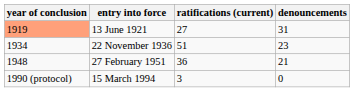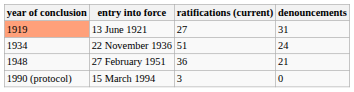(283, 45) 23 -> (283, 45) 24
